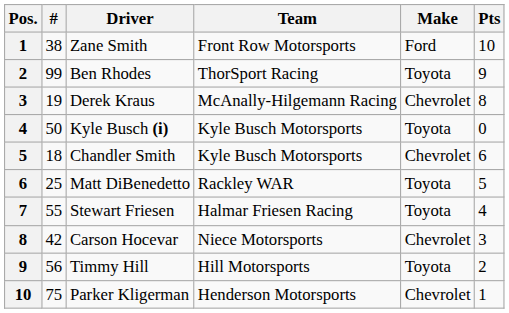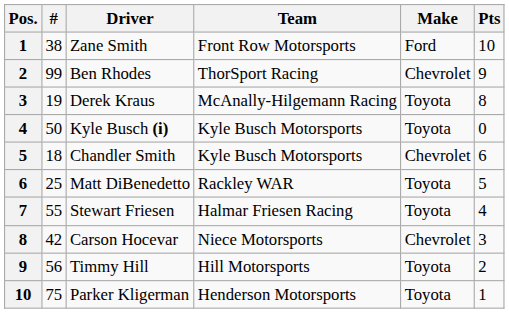(428, 73) Toyota -> (438, 73) Chevrolet
(438, 101) Chevrolet -> (428, 101) Toyota
(438, 294) Chevrolet -> (428, 294) Toyota
